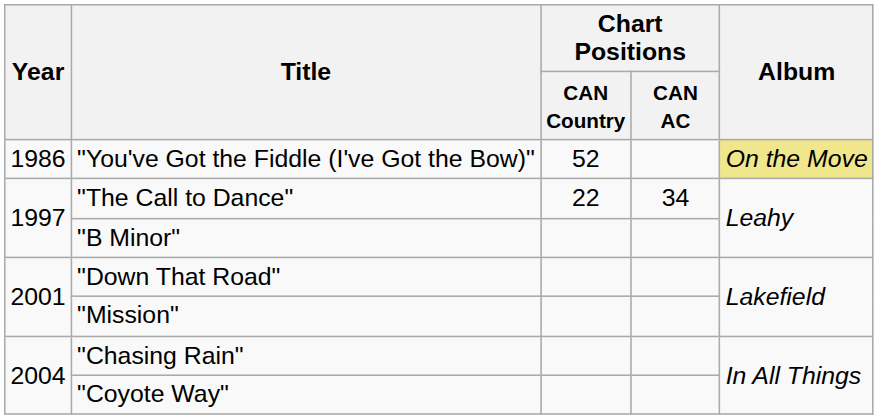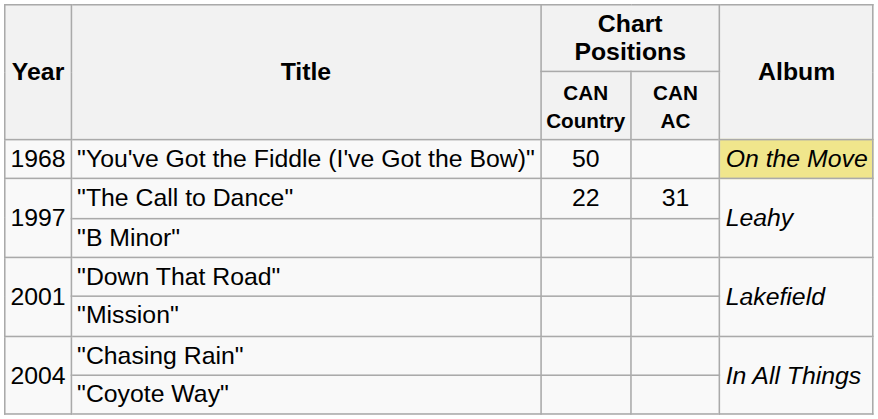(38, 158) 1986 -> (38, 158) 1968
(586, 158) 52 -> (586, 158) 50
(676, 197) 34 -> (676, 197) 31
